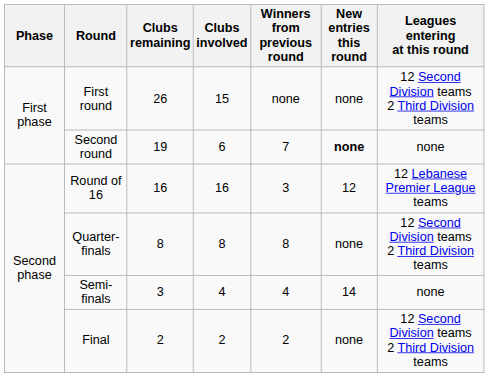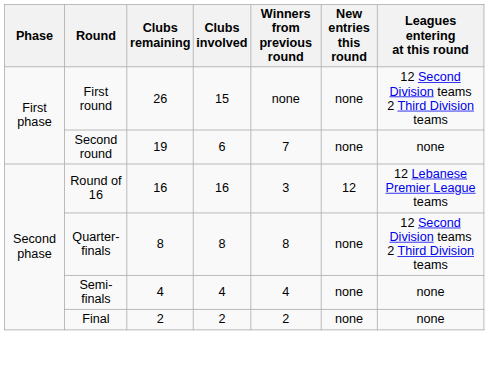(349, 147) bold -> (349, 147) normal
(160, 292) 3 -> (160, 292) 4
(349, 292) 14 -> (349, 292) none
(431, 340) 12 Second Division teams 2 Third Division teams -> (431, 319) none
